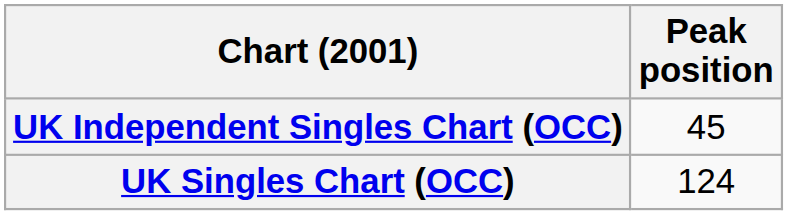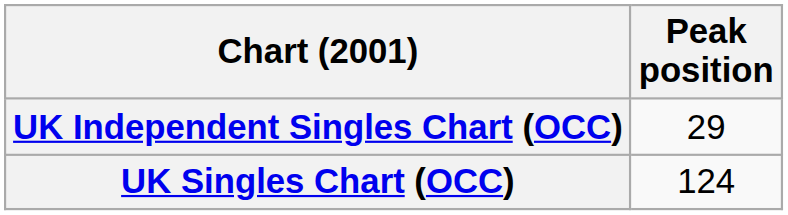(706, 126) 45 -> (706, 126) 29
